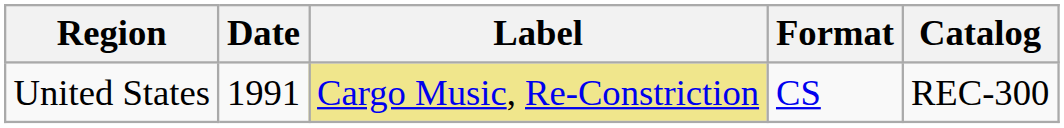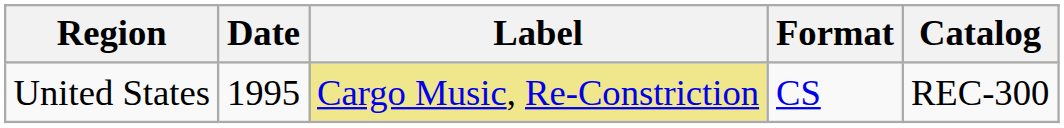(264, 91) 1991 -> (264, 91) 1995
